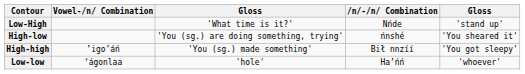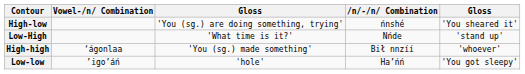rows swapped: (28, 24) <-> (28, 37)
(103, 50) ’igo’áń -> (103, 50) ‘ágonlaa
(480, 50) 'You got sleepy' -> (480, 50) 'whoever'
(103, 62) ‘ágonlaa -> (103, 62) ’igo’áń
(480, 62) 'whoever' -> (480, 62) 'You got sleepy'
